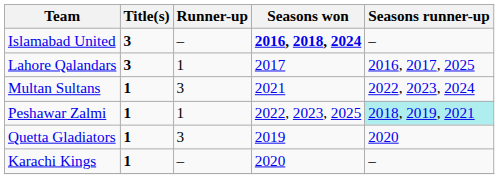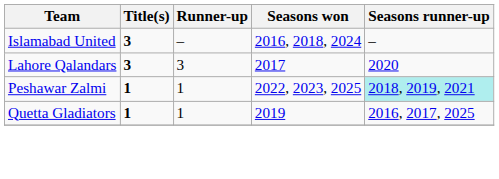(308, 40) bold -> (308, 40) normal
(180, 64) 1 -> (180, 64) 3
(421, 64) 2016, 2017, 2025 -> (383, 64) 2020
- row: (54, 88)
(180, 137) 3 -> (180, 112) 1
(383, 137) 2020 -> (421, 112) 2016, 2017, 2025
- row: (52, 161)
